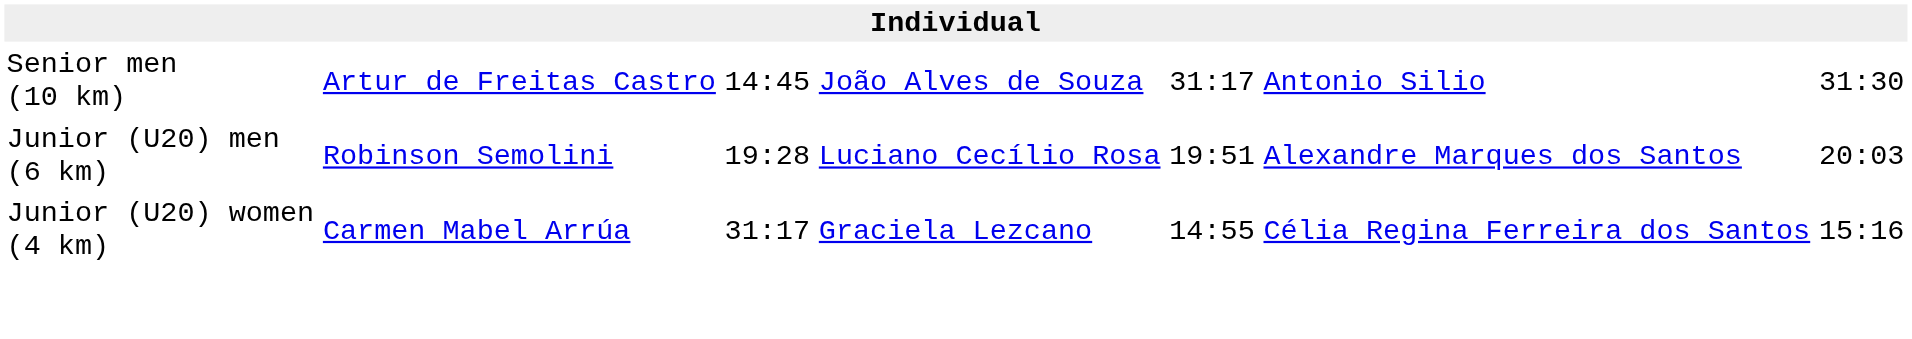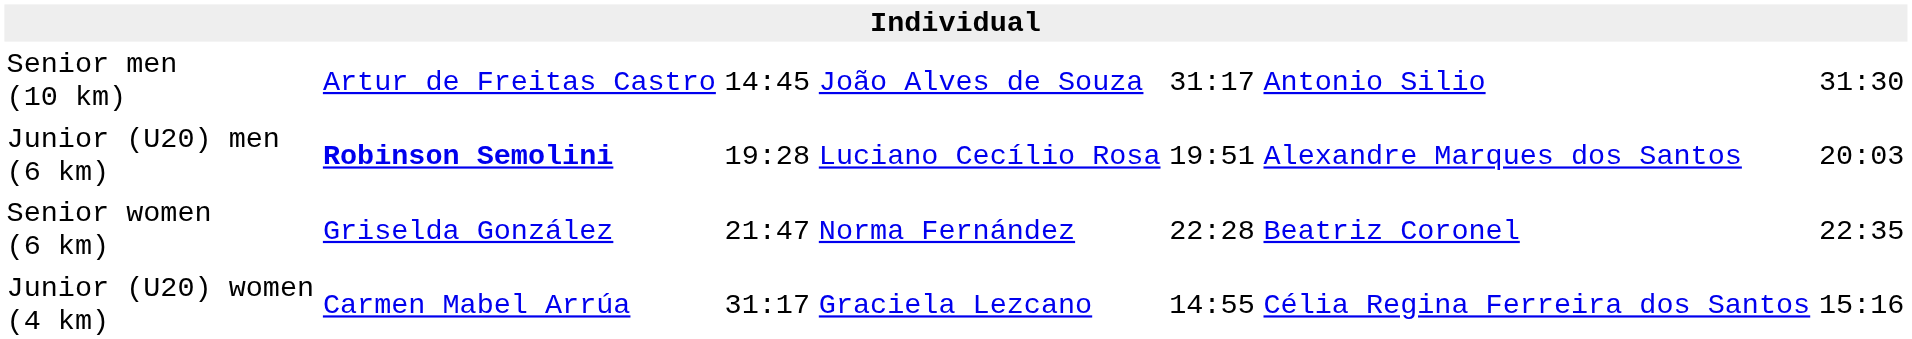(468, 155) normal -> (468, 155) bold
+ row: (109, 230)
